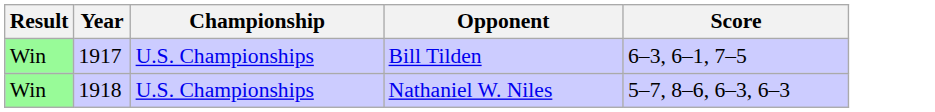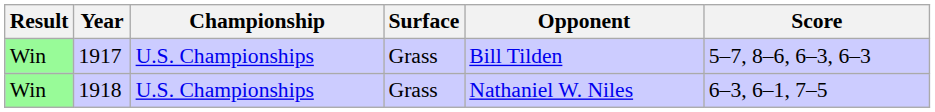+ column: (424, 21)
(687, 55) 6–3, 6–1, 7–5 -> (790, 55) 5–7, 8–6, 6–3, 6–3
(709, 90) 5–7, 8–6, 6–3, 6–3 -> (768, 90) 6–3, 6–1, 7–5
